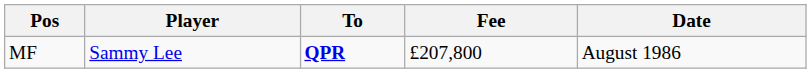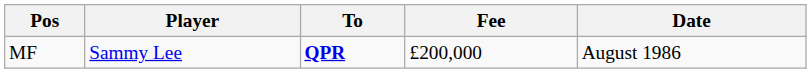(446, 52) £207,800 -> (446, 52) £200,000
